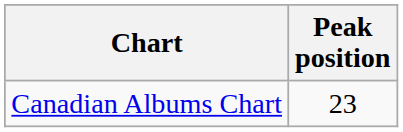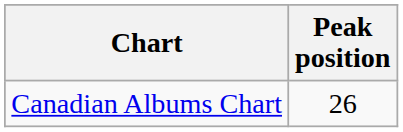(343, 103) 23 -> (343, 103) 26
